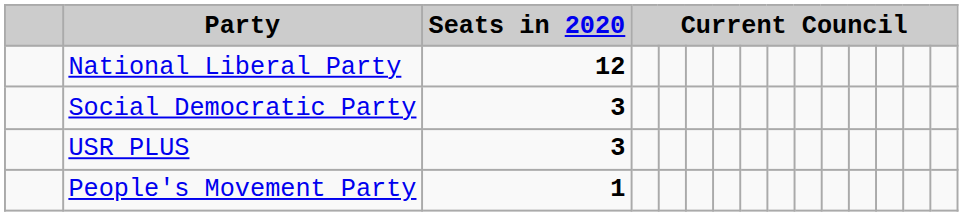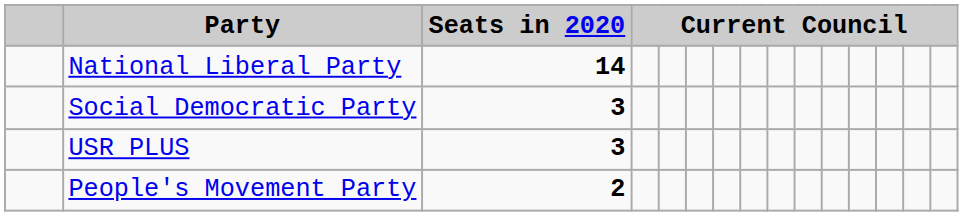(610, 67) 12 -> (610, 67) 14
(618, 190) 1 -> (618, 190) 2
